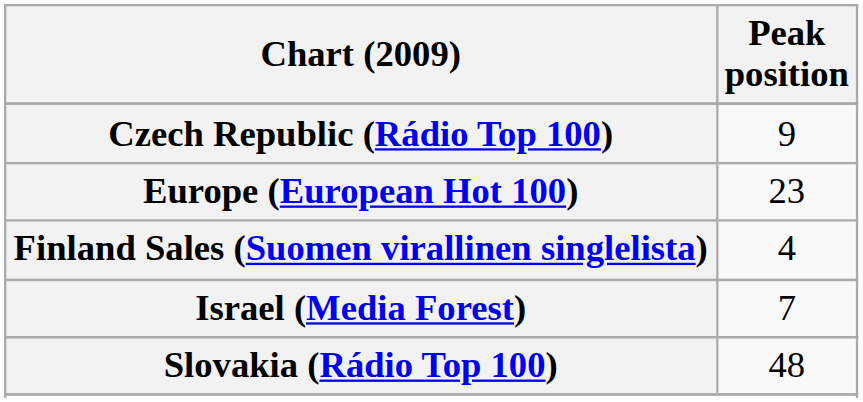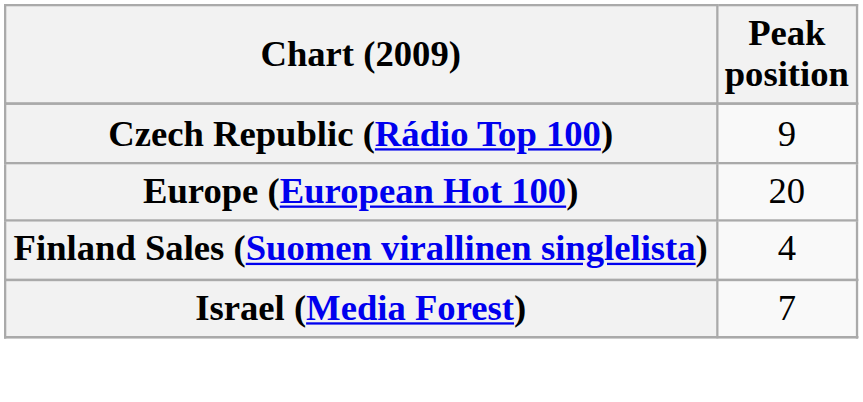(787, 190) 23 -> (787, 190) 20
- row: (361, 365)
